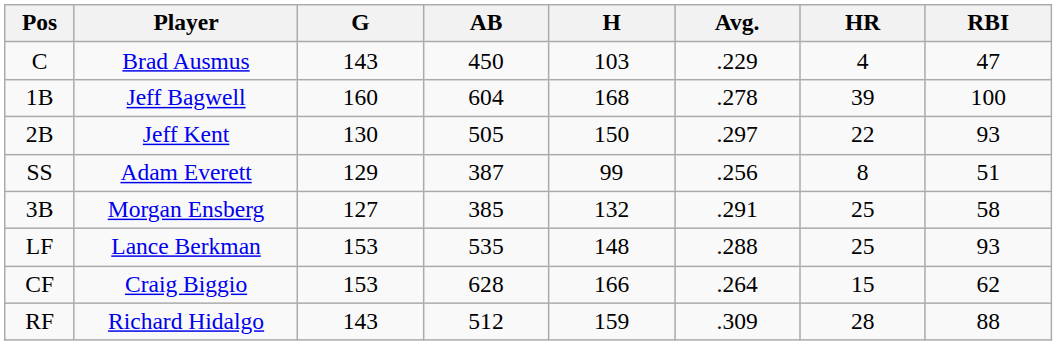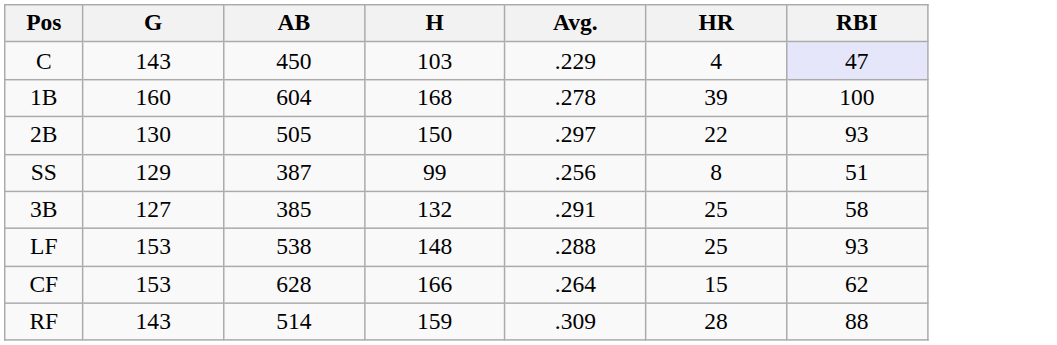- column: (186, 23)
(988, 60) no background -> (857, 60) lavender background
(486, 246) 535 -> (294, 246) 538
(486, 321) 512 -> (294, 321) 514
